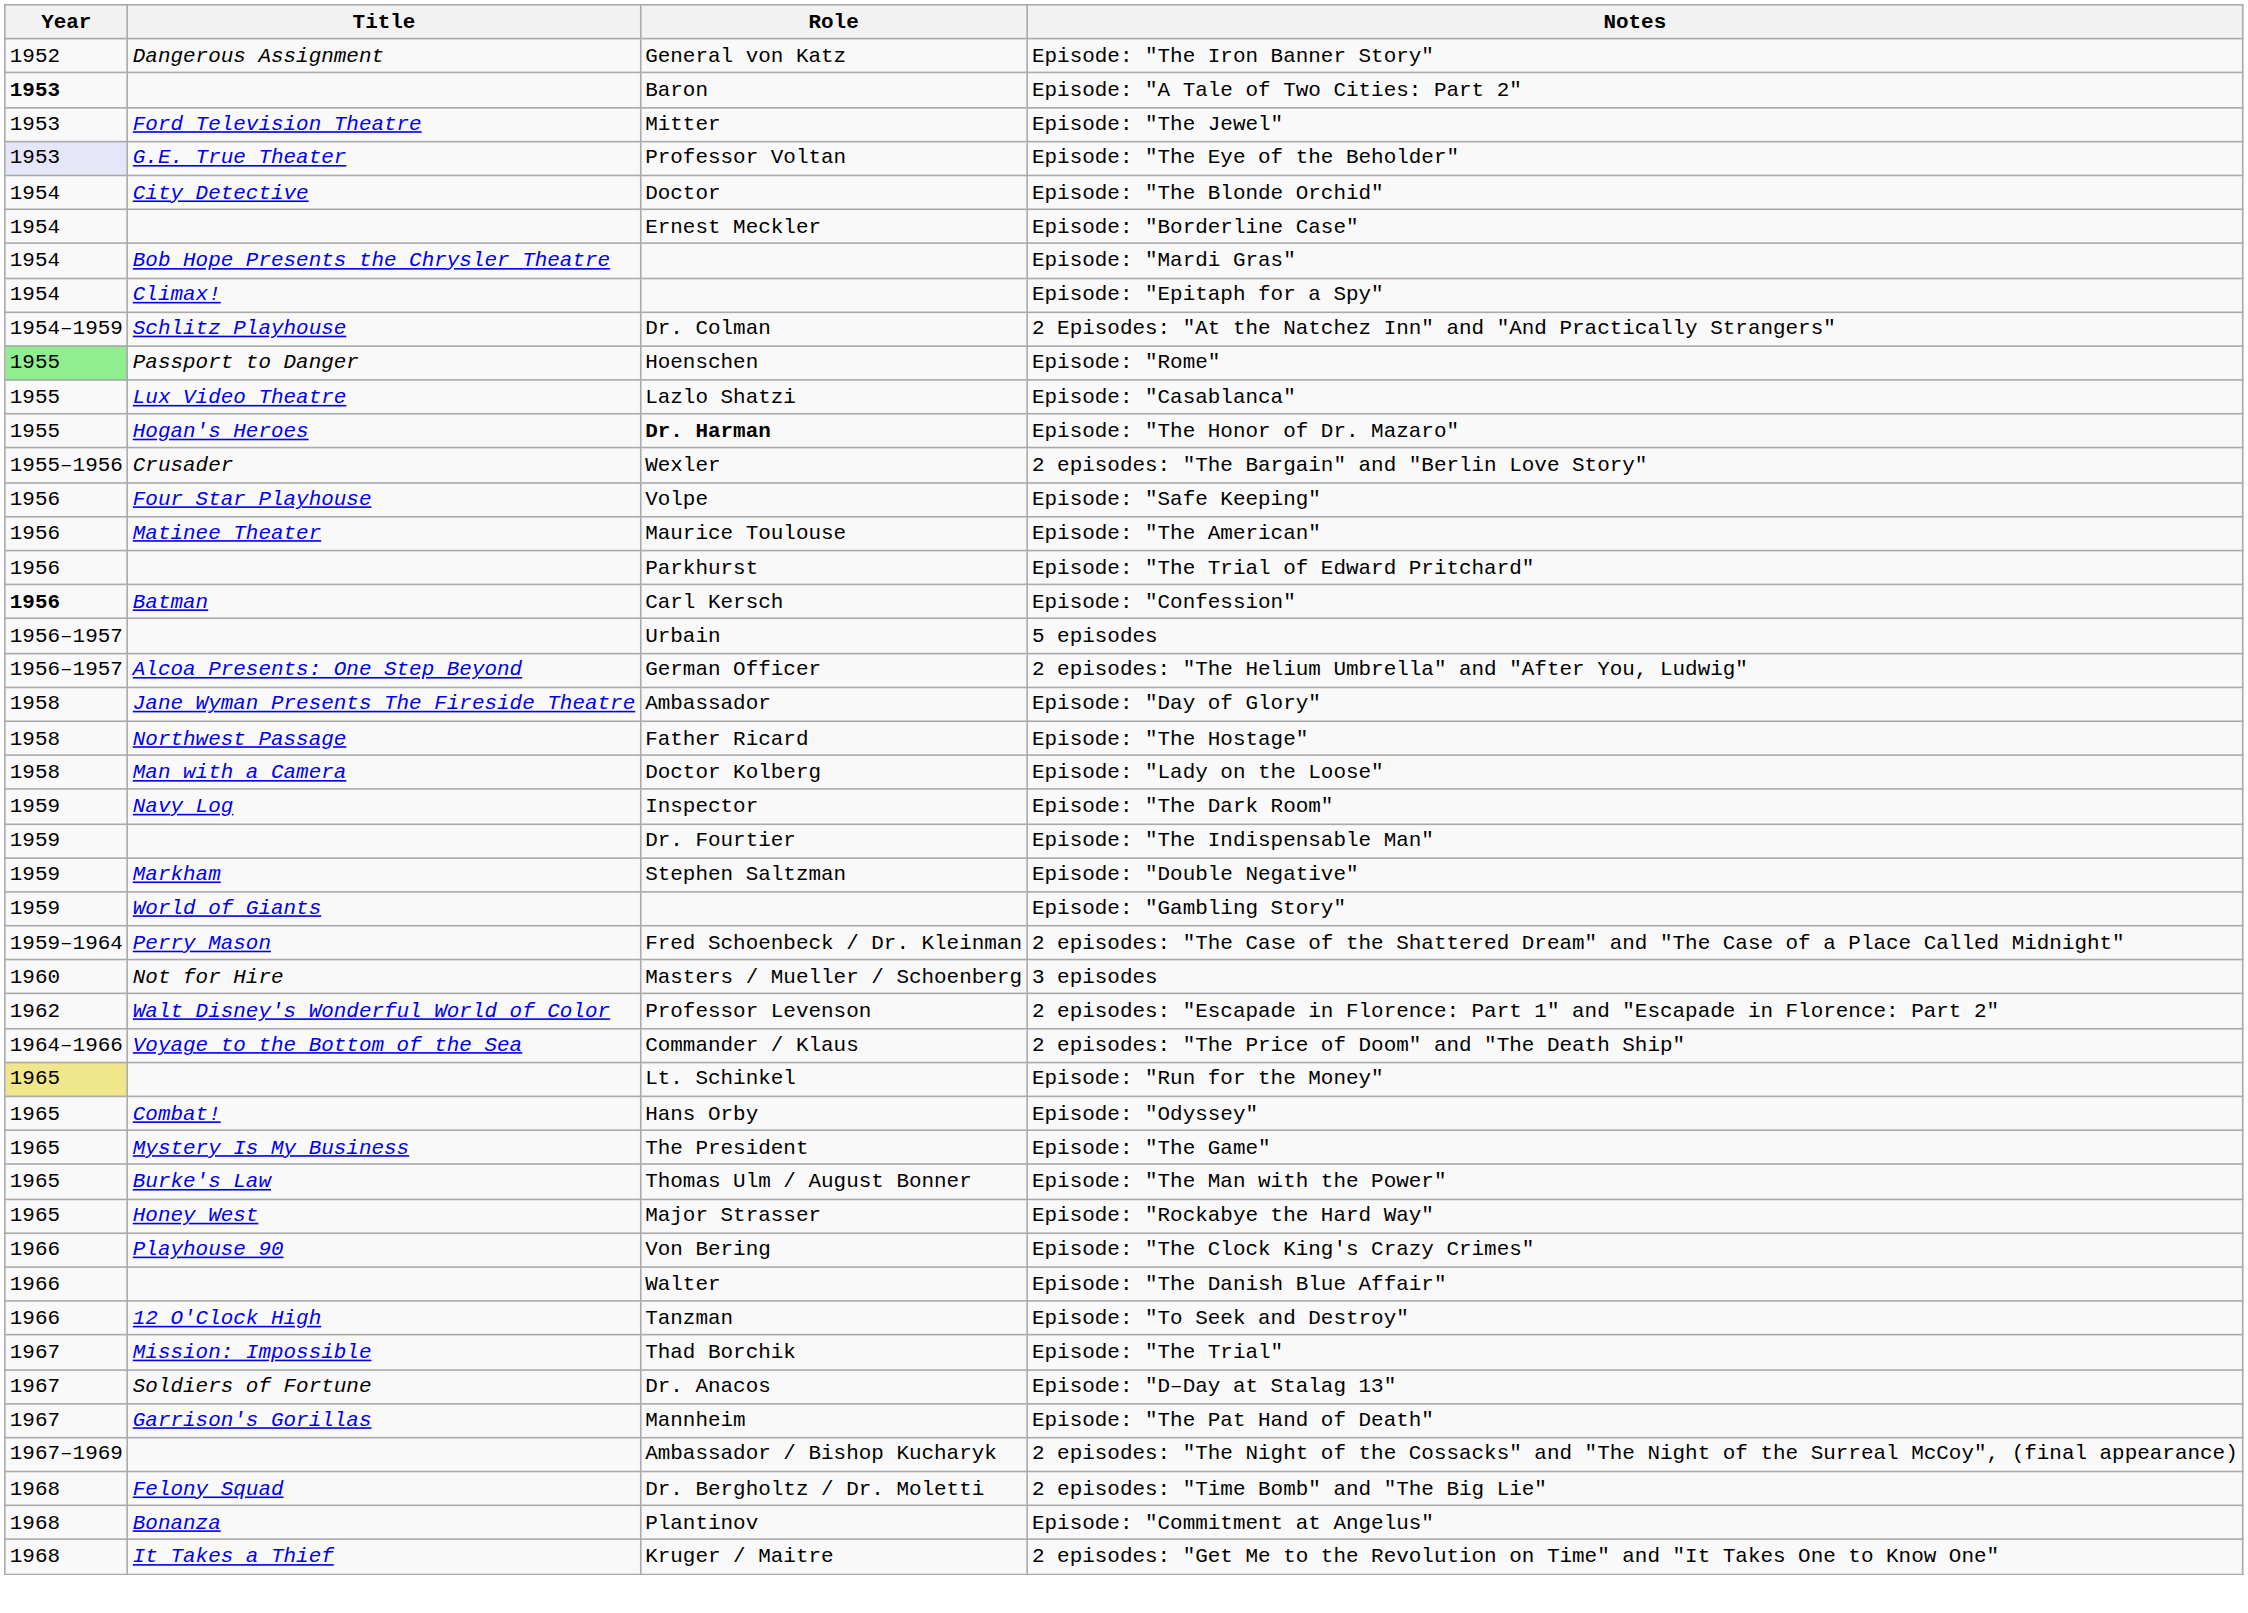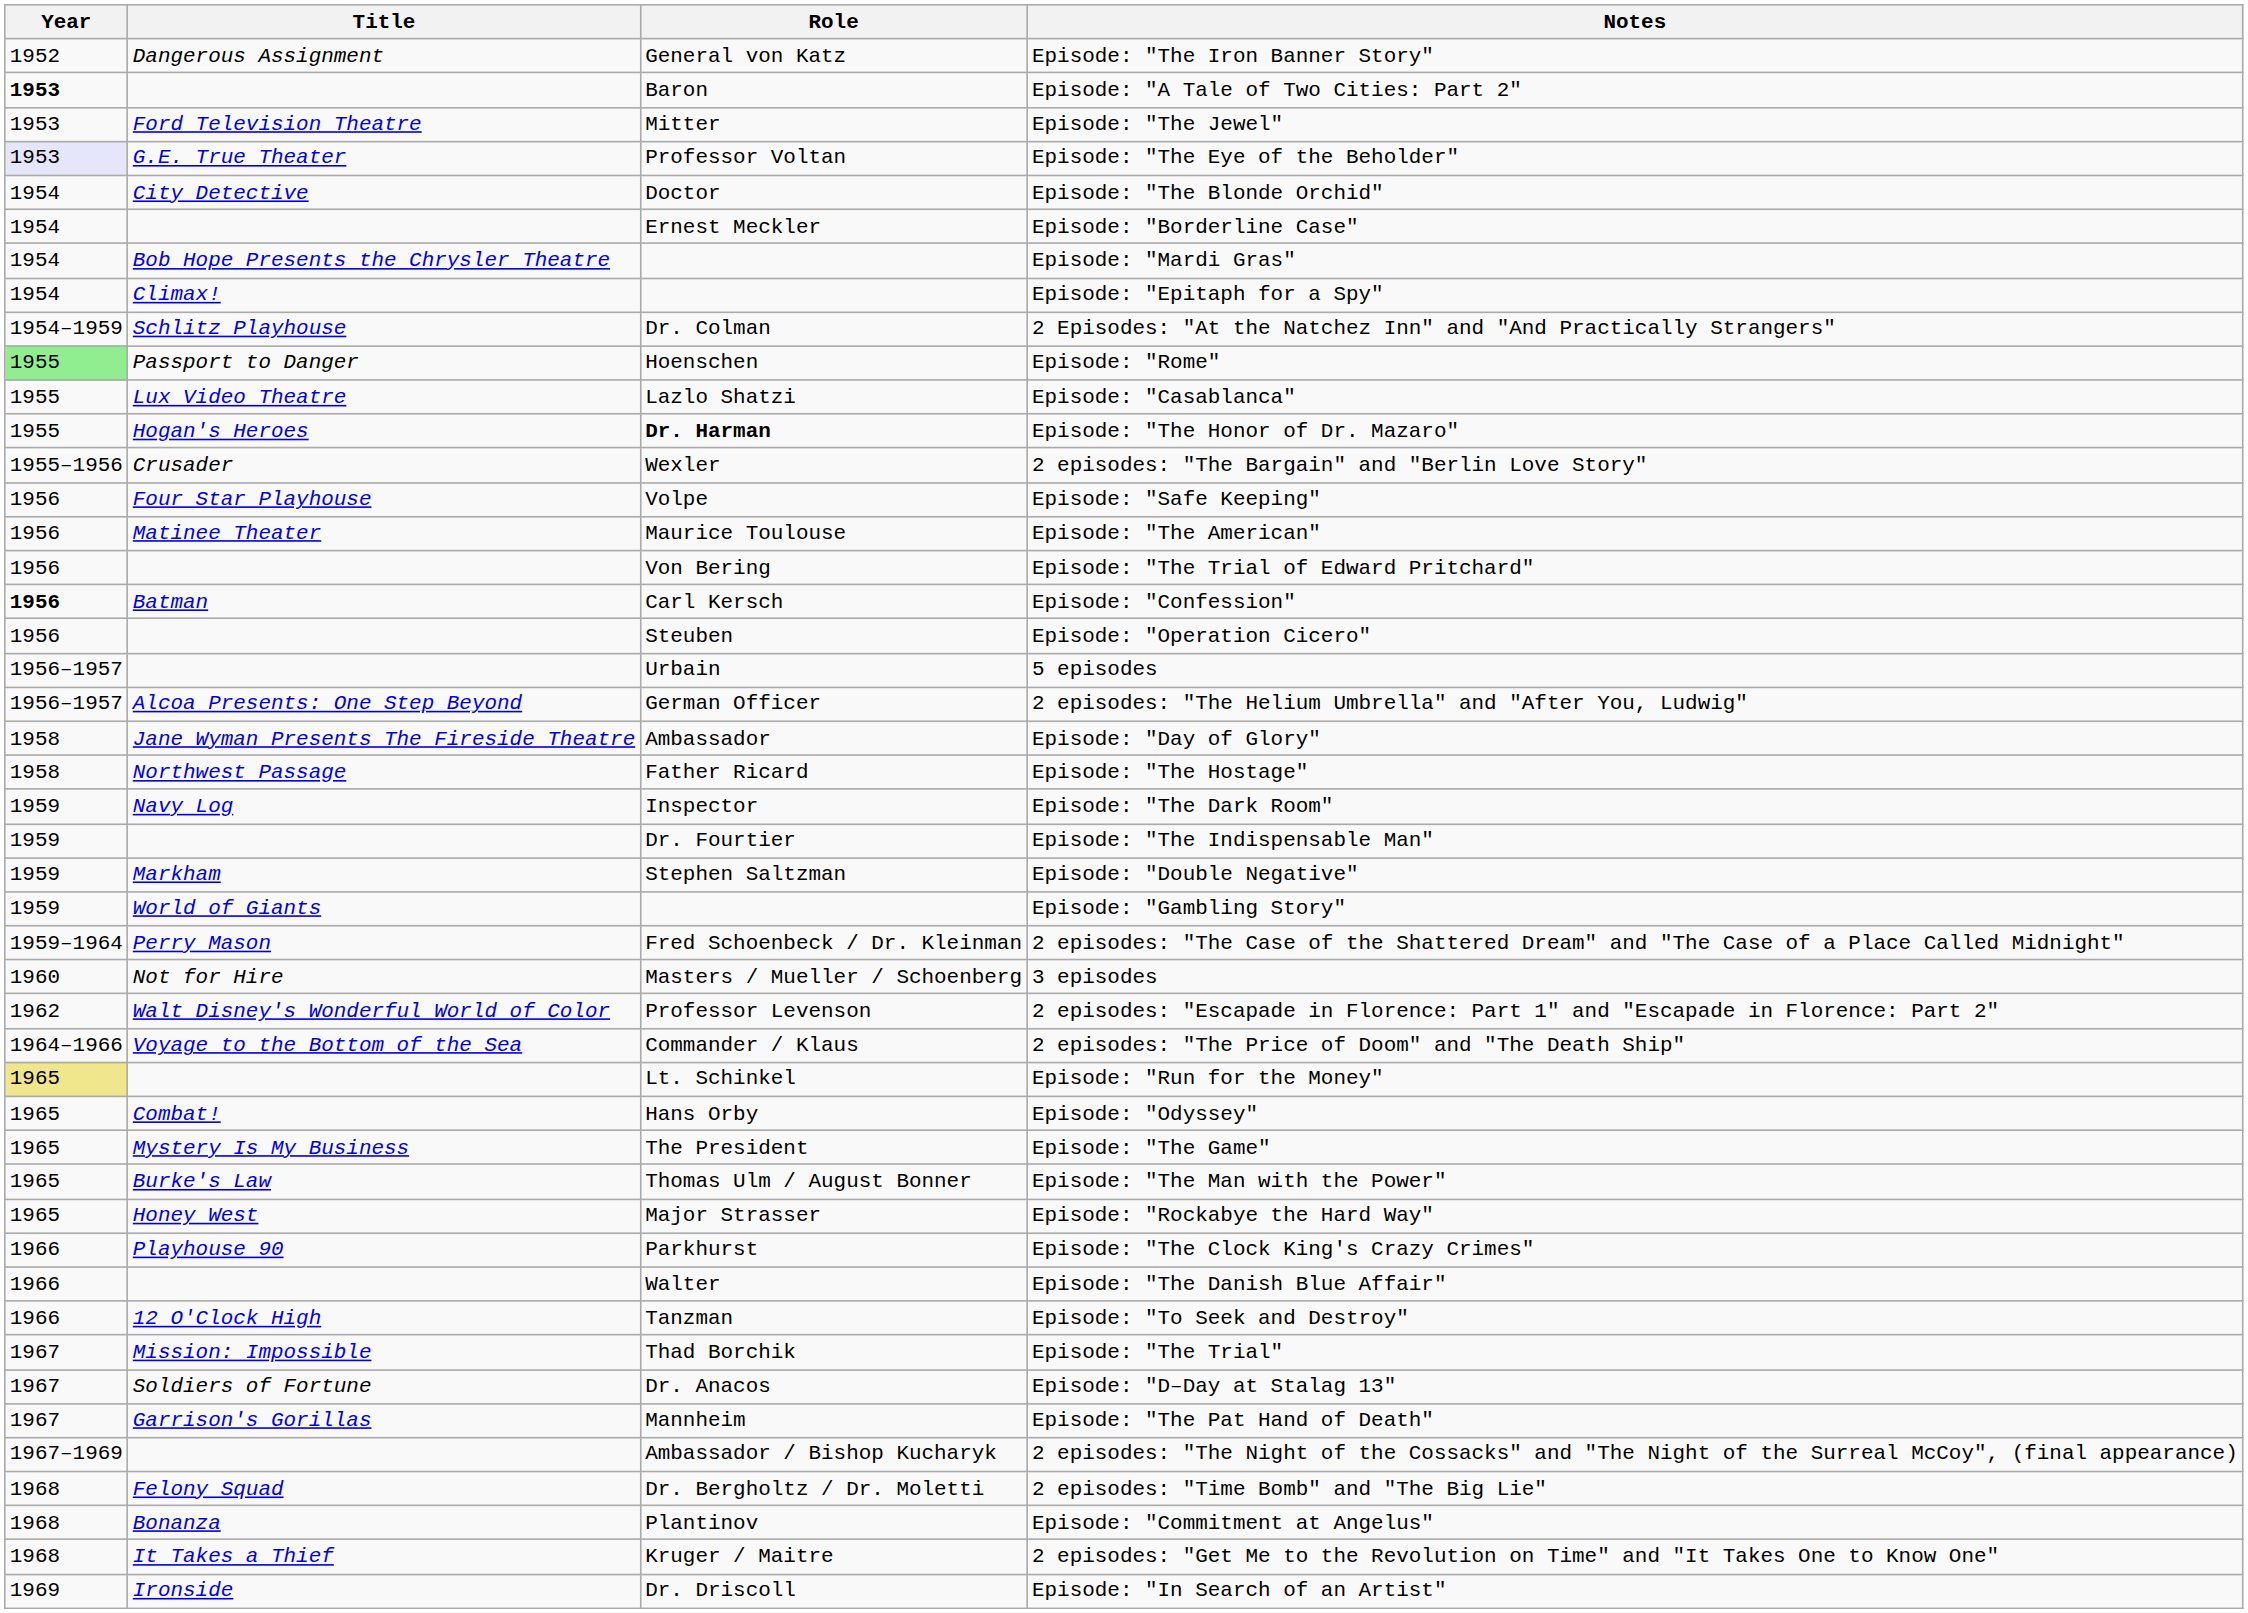(702, 568) Parkhurst -> (708, 568) Von Bering
+ row: (1202, 636)
- row: (1208, 772)
(708, 1250) Von Bering -> (702, 1250) Parkhurst
+ row: (1239, 1591)
